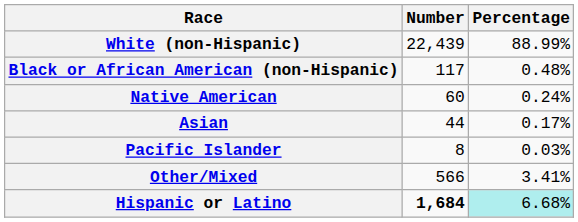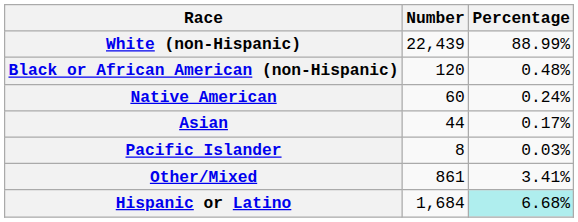(450, 71) 117 -> (450, 71) 120
(450, 177) 566 -> (450, 177) 861
(440, 203) bold -> (440, 203) normal
